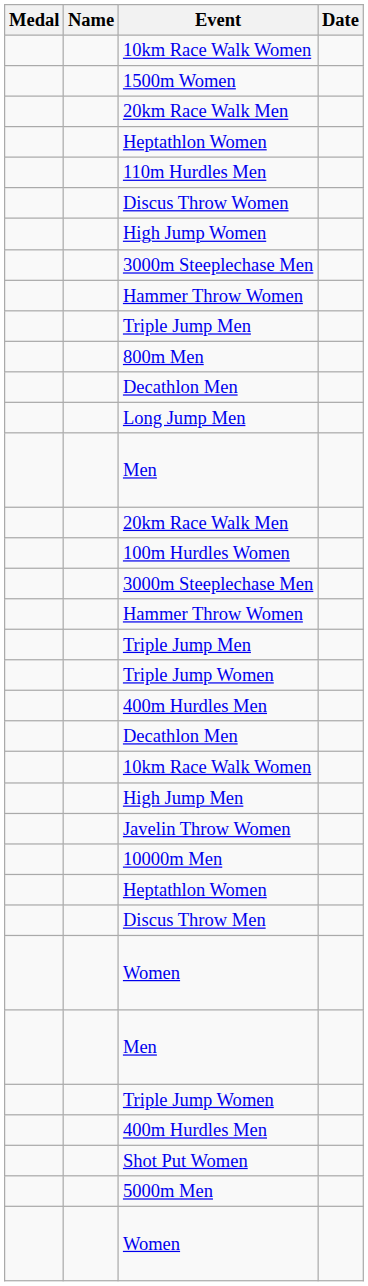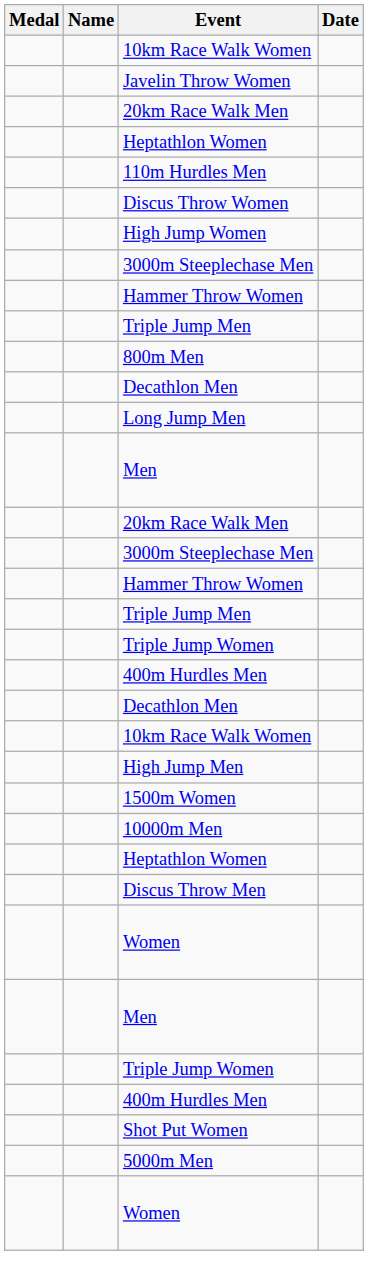rows swapped: (34, 828) <-> (34, 81)
- row: (34, 553)
